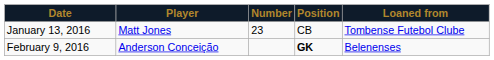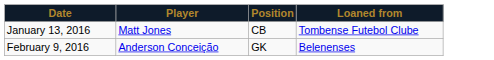- column: (272, 13)
(305, 47) bold -> (259, 47) normal
